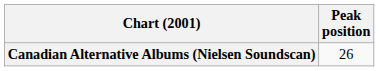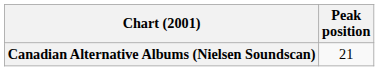(346, 54) 26 -> (346, 54) 21
